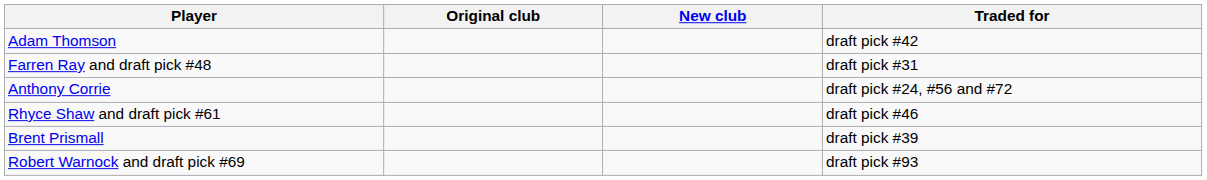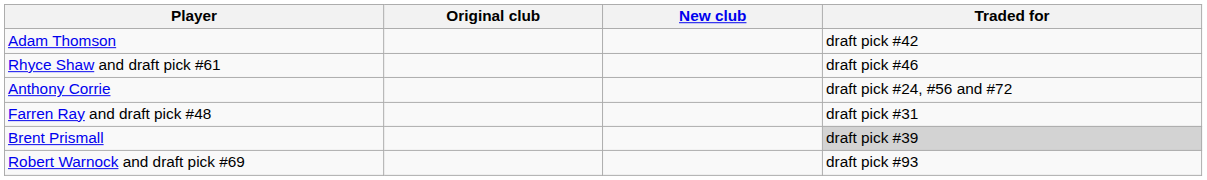rows swapped: (114, 114) <-> (110, 65)
(872, 138) no background -> (872, 138) lightgrey background
